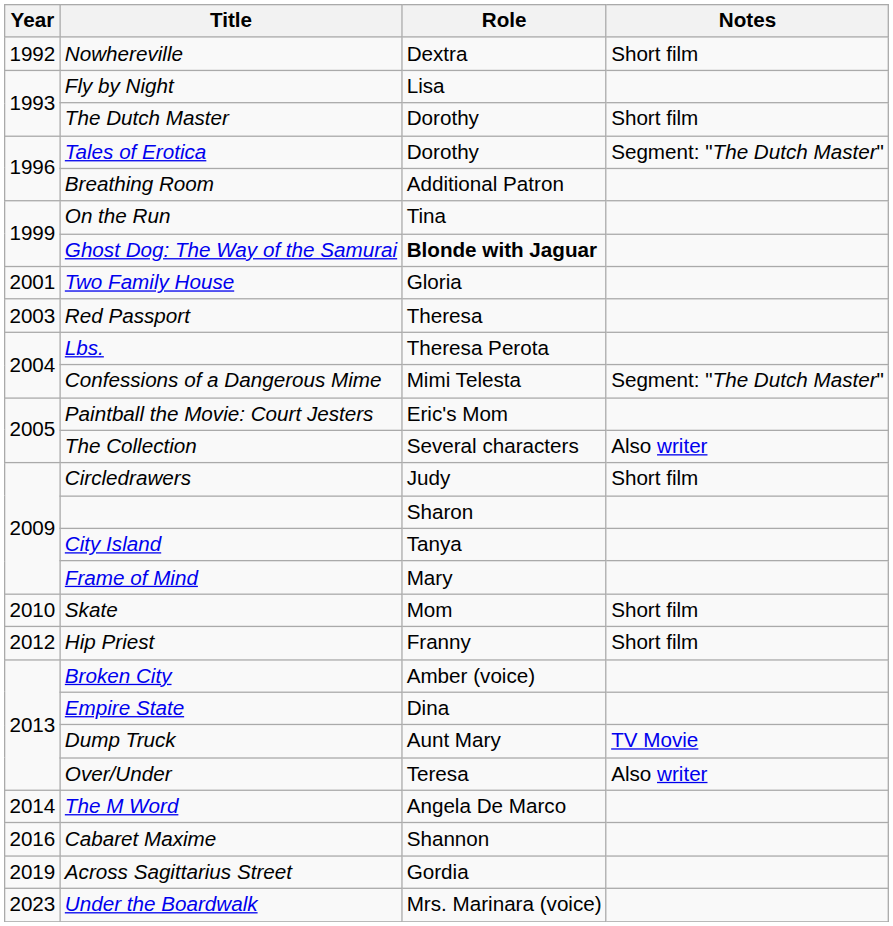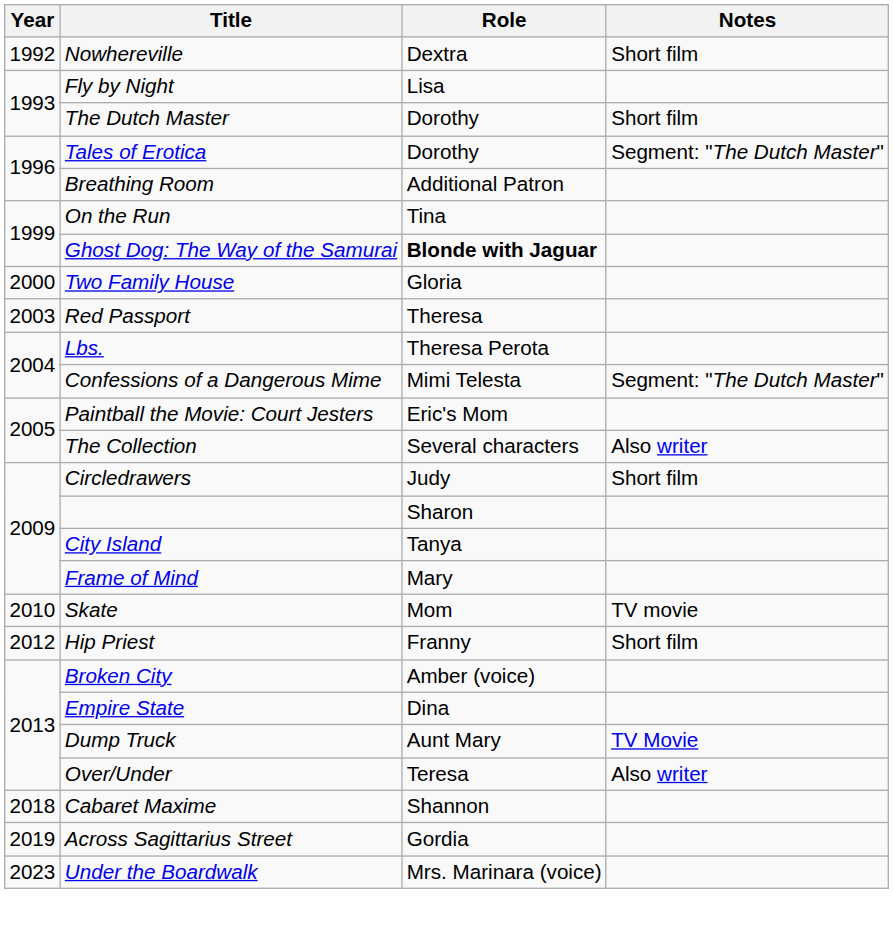(32, 282) 2001 -> (32, 282) 2000
(655, 610) Short film -> (655, 610) TV movie
- row: (122, 806)
(32, 839) 2016 -> (32, 806) 2018
